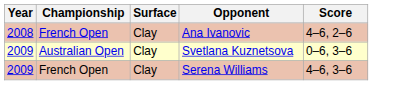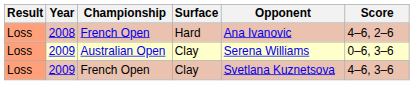+ column: (25, 13)
(145, 32) Clay -> (188, 32) Hard
(238, 51) Svetlana Kuznetsova -> (266, 51) Serena Williams
(225, 70) Serena Williams -> (279, 70) Svetlana Kuznetsova
